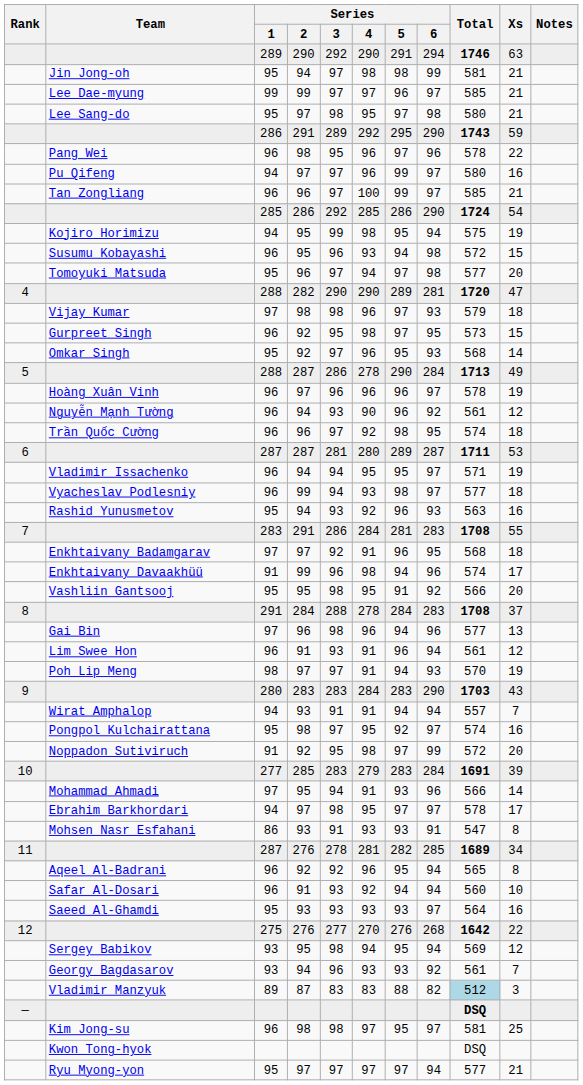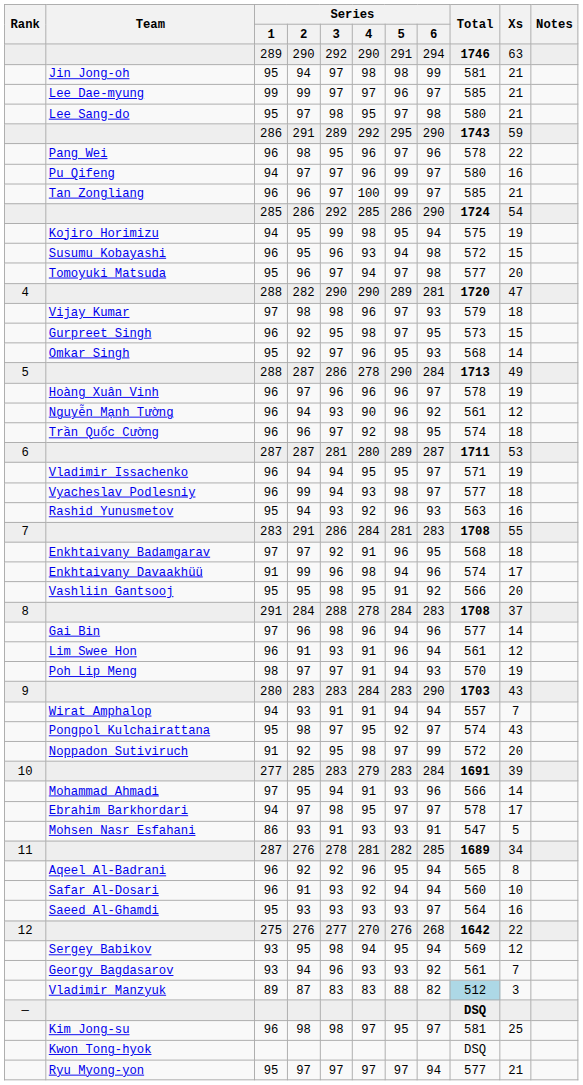(516, 632) 13 -> (516, 632) 14
(516, 731) 16 -> (516, 731) 43
(516, 831) 8 -> (516, 831) 5
